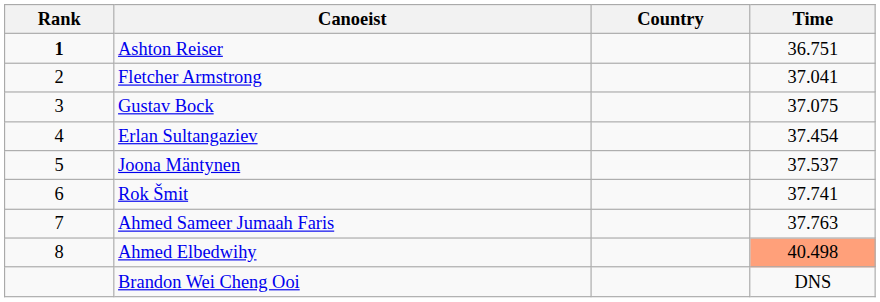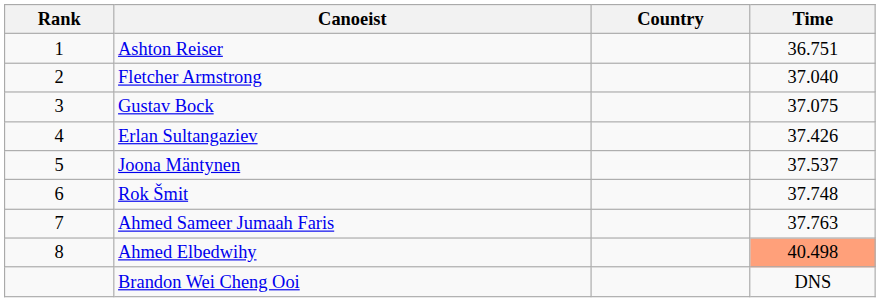(59, 48) bold -> (59, 48) normal
(813, 77) 37.041 -> (813, 77) 37.040
(813, 135) 37.454 -> (813, 135) 37.426
(813, 194) 37.741 -> (813, 194) 37.748
